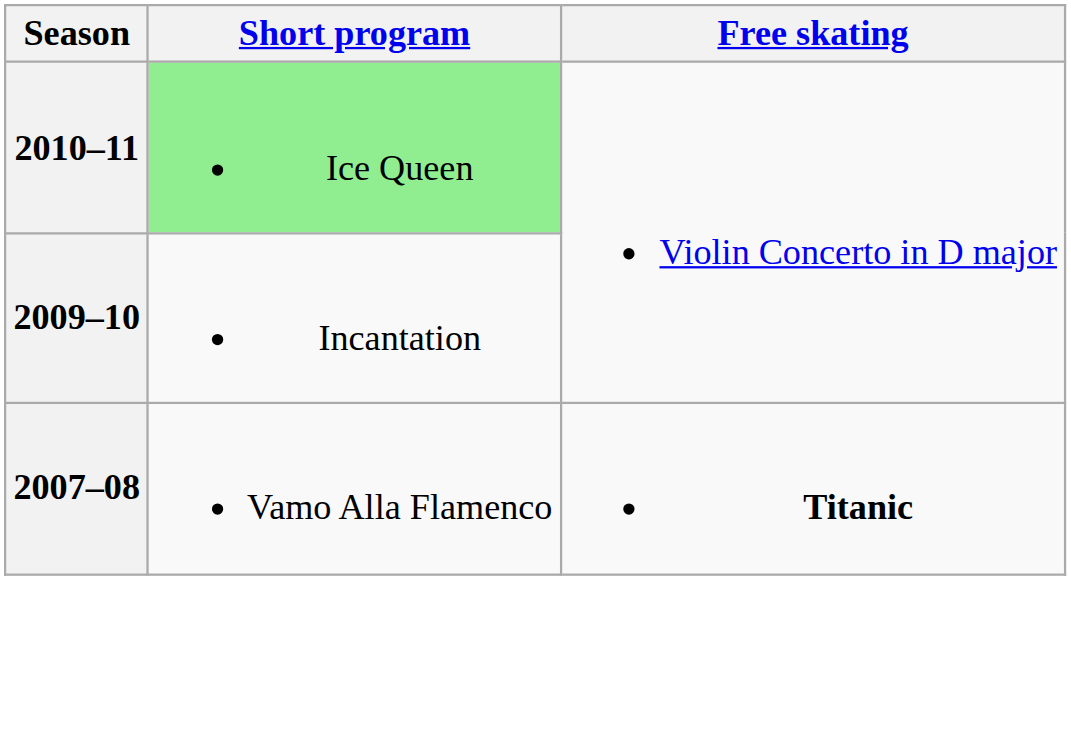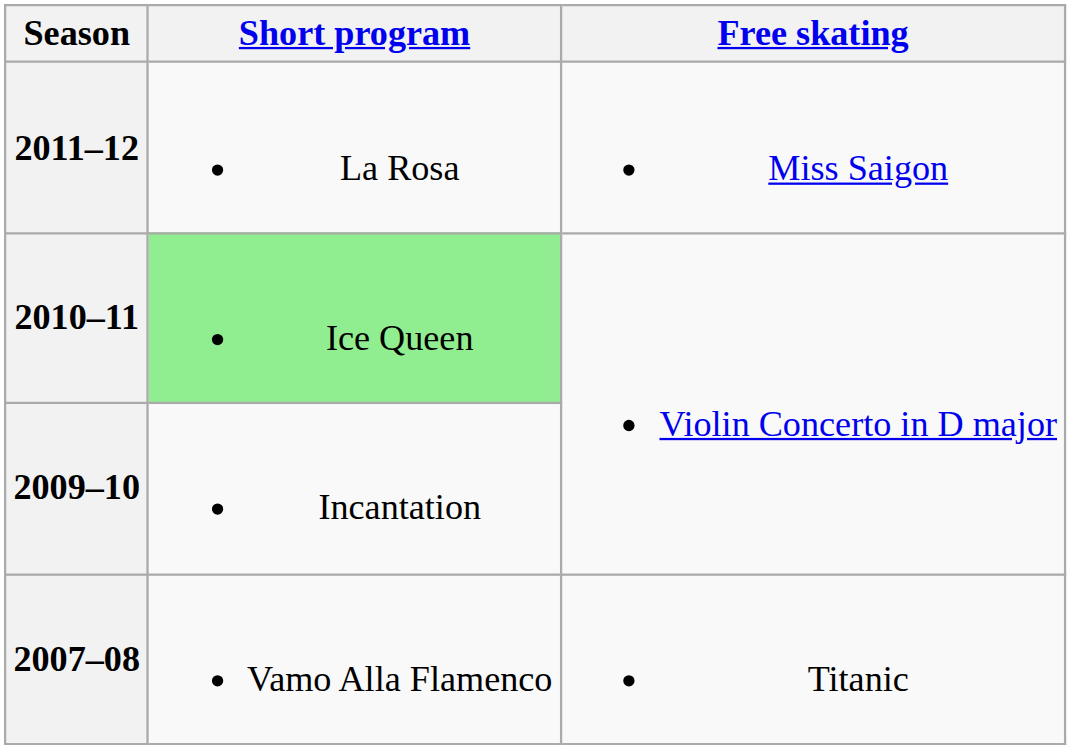+ row: (77, 147)
(813, 509) bold -> (813, 679) normal
